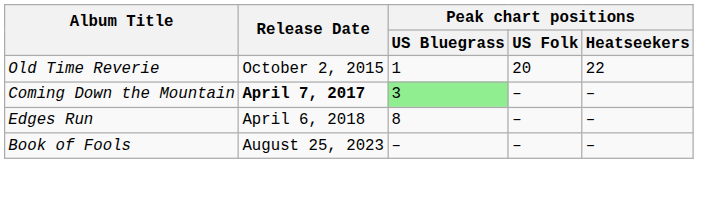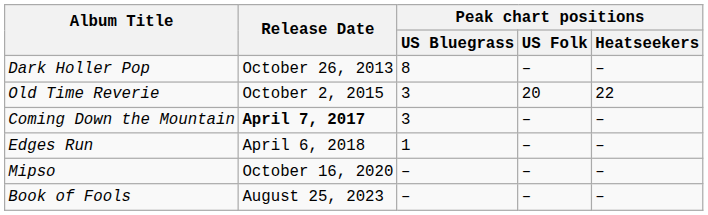+ row: (79, 69)
(396, 69) 1 -> (406, 94) 3
(396, 94) lightgreen background -> (406, 120) no background
(396, 120) 8 -> (406, 146) 1
+ row: (32, 171)
